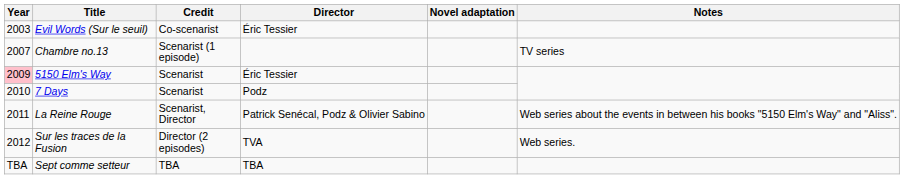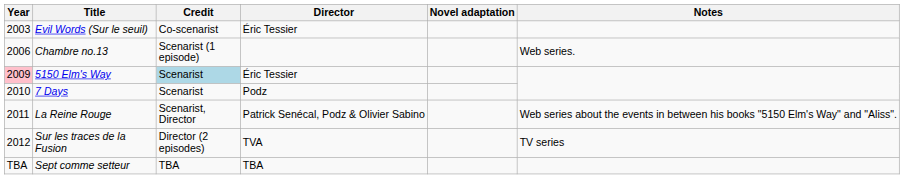(19, 52) 2007 -> (19, 52) 2006
(542, 52) TV series -> (547, 52) Web series.
(181, 74) no background -> (181, 74) lightblue background
(547, 143) Web series. -> (542, 143) TV series
